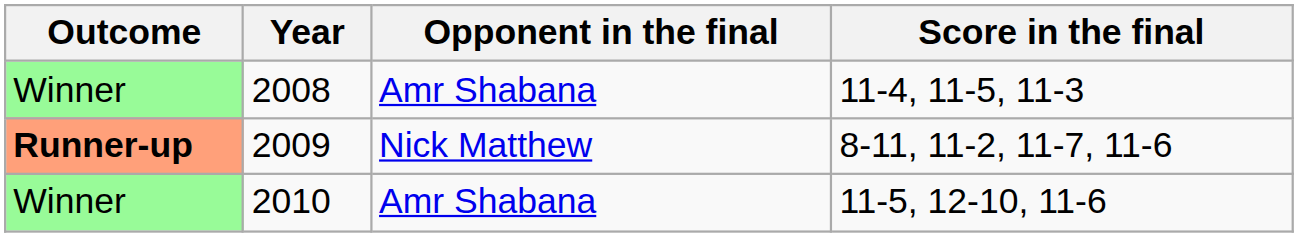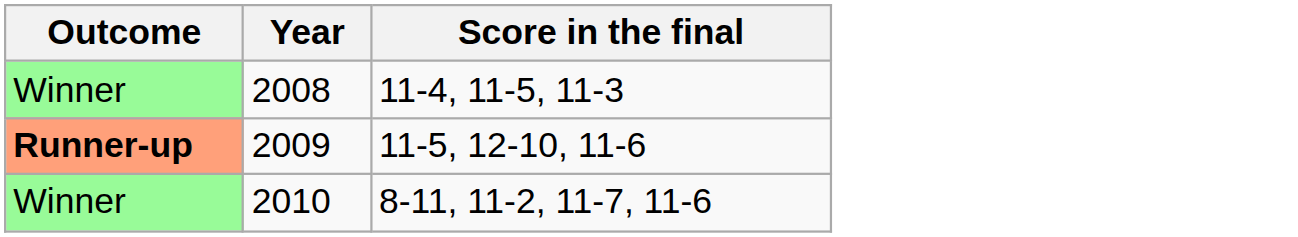- column: (601, 32)
(1006, 145) 8-11, 11-2, 11-7, 11-6 -> (513, 145) 11-5, 12-10, 11-6
(973, 201) 11-5, 12-10, 11-6 -> (546, 201) 8-11, 11-2, 11-7, 11-6
